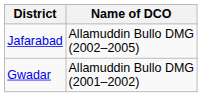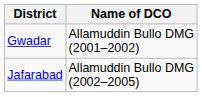rows swapped: (29, 75) <-> (35, 41)
